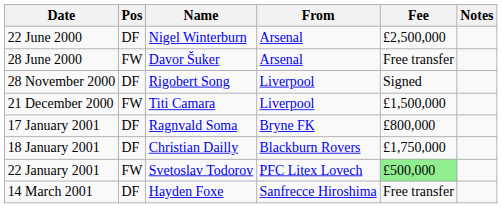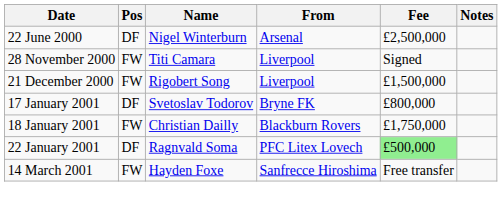- row: (45, 59)
(130, 81) DF -> (132, 59) FW
(189, 81) Rigobert Song -> (182, 59) Titi Camara
(182, 103) Titi Camara -> (189, 81) Rigobert Song
(193, 125) Ragnvald Soma -> (201, 103) Svetoslav Todorov
(130, 147) DF -> (132, 125) FW
(132, 170) FW -> (130, 147) DF
(201, 170) Svetoslav Todorov -> (193, 147) Ragnvald Soma
(130, 192) DF -> (132, 170) FW
